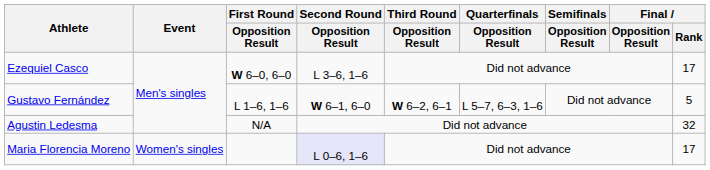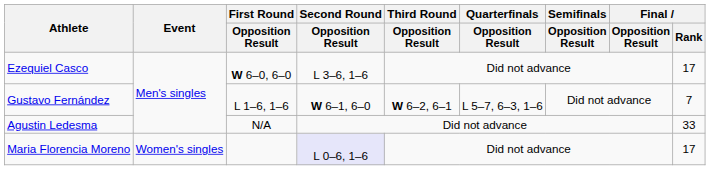(689, 100) 5 -> (689, 100) 7
(689, 125) 32 -> (689, 125) 33
